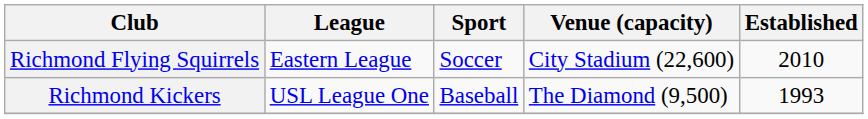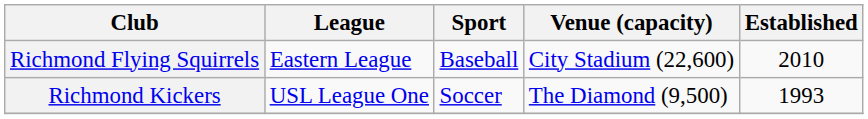(471, 58) Soccer -> (479, 58) Baseball
(479, 95) Baseball -> (471, 95) Soccer
